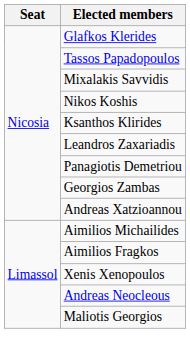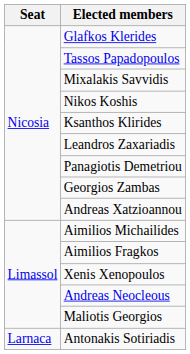+ row: (119, 338)
